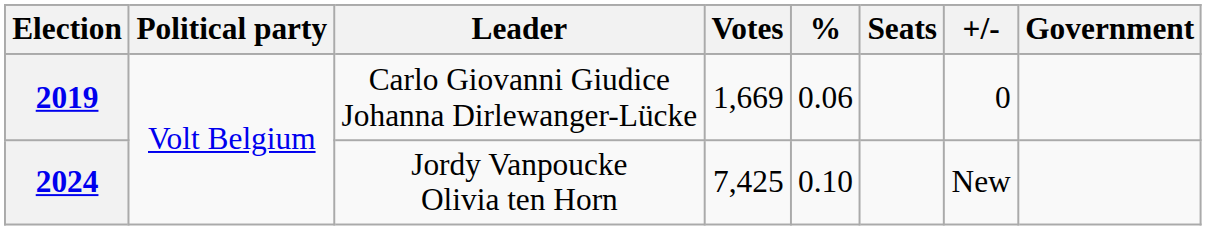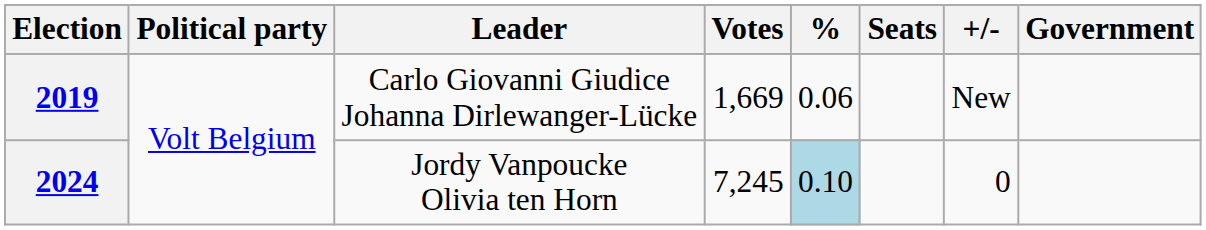(1003, 96) 0 -> (981, 96) New
(748, 181) 7,425 -> (748, 181) 7,245
(825, 181) no background -> (825, 181) lightblue background
(981, 181) New -> (1003, 181) 0
